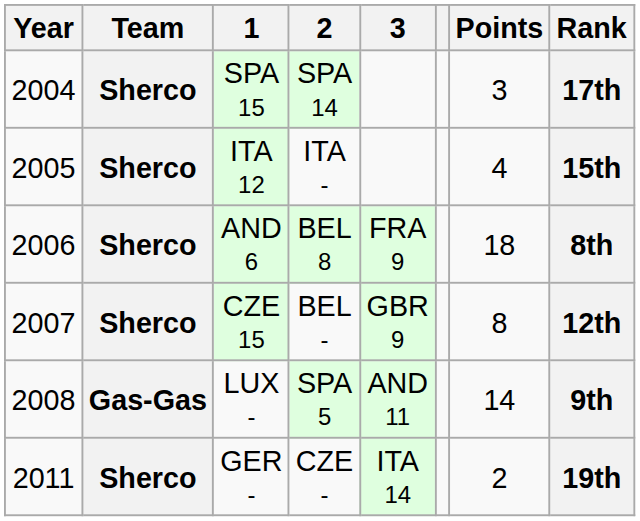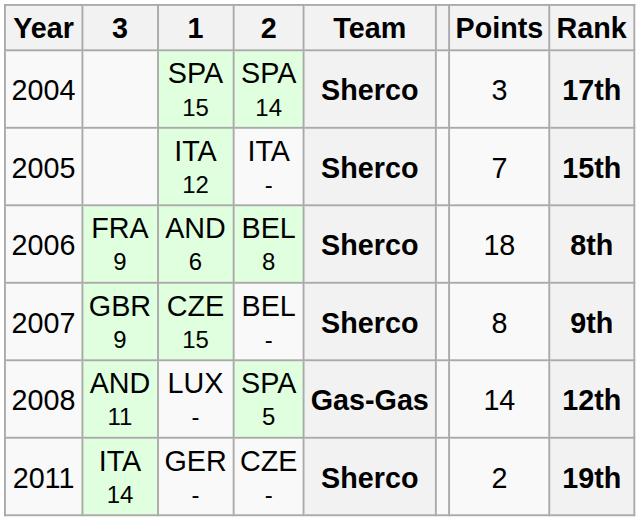columns swapped: (148, 28) <-> (398, 28)
(499, 167) 4 -> (499, 167) 7
(592, 322) 12th -> (592, 322) 9th
(592, 400) 9th -> (592, 400) 12th
